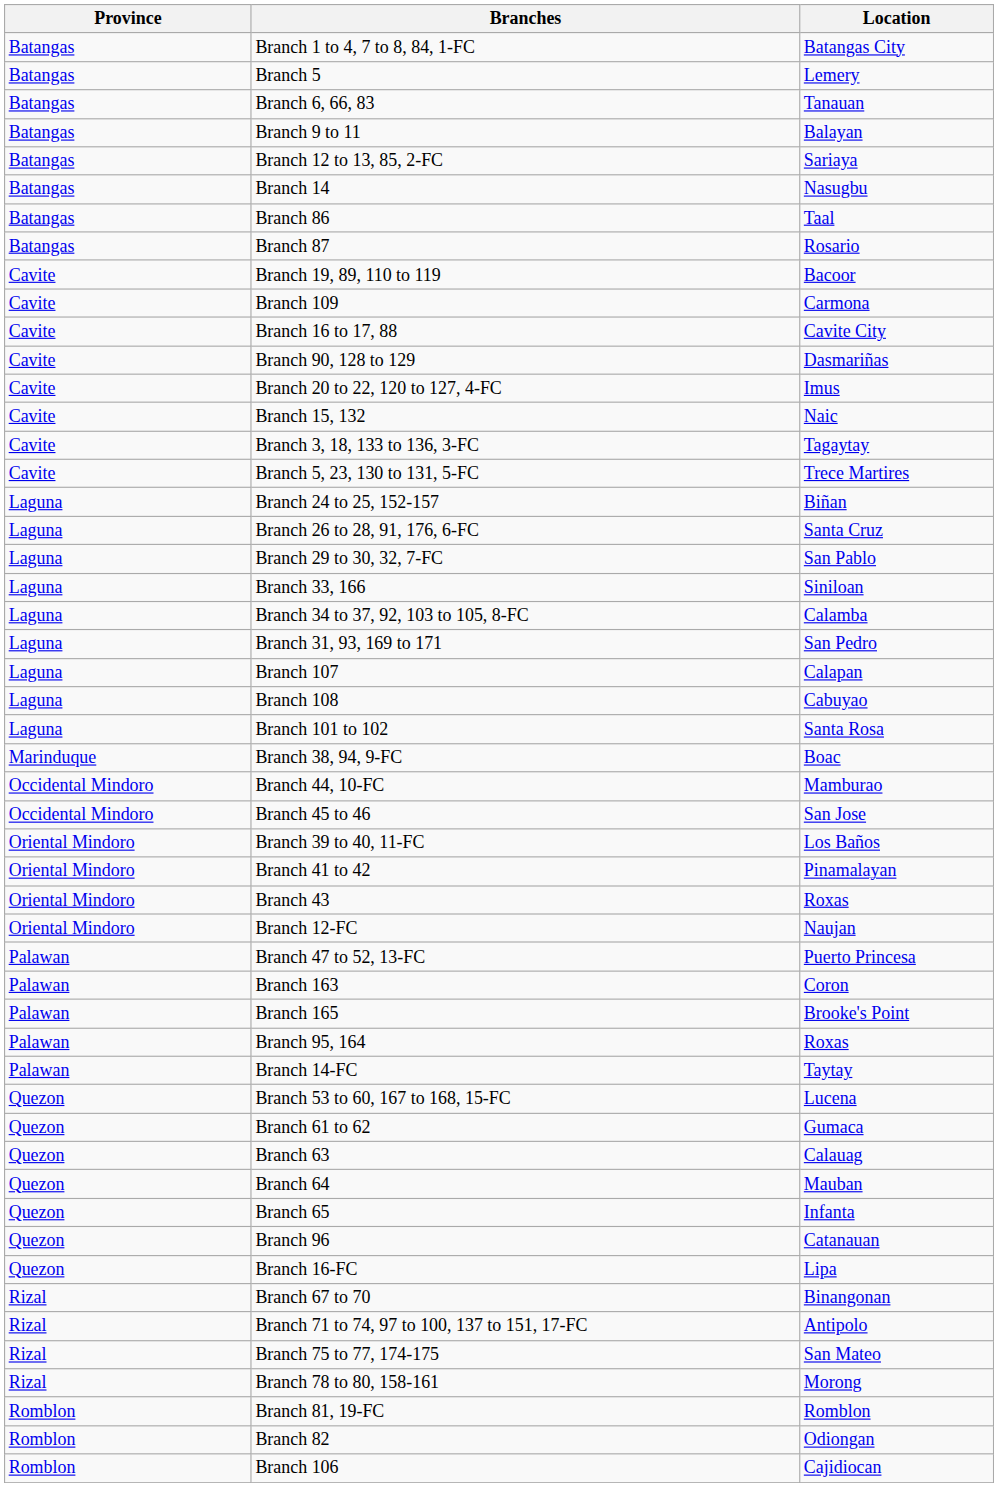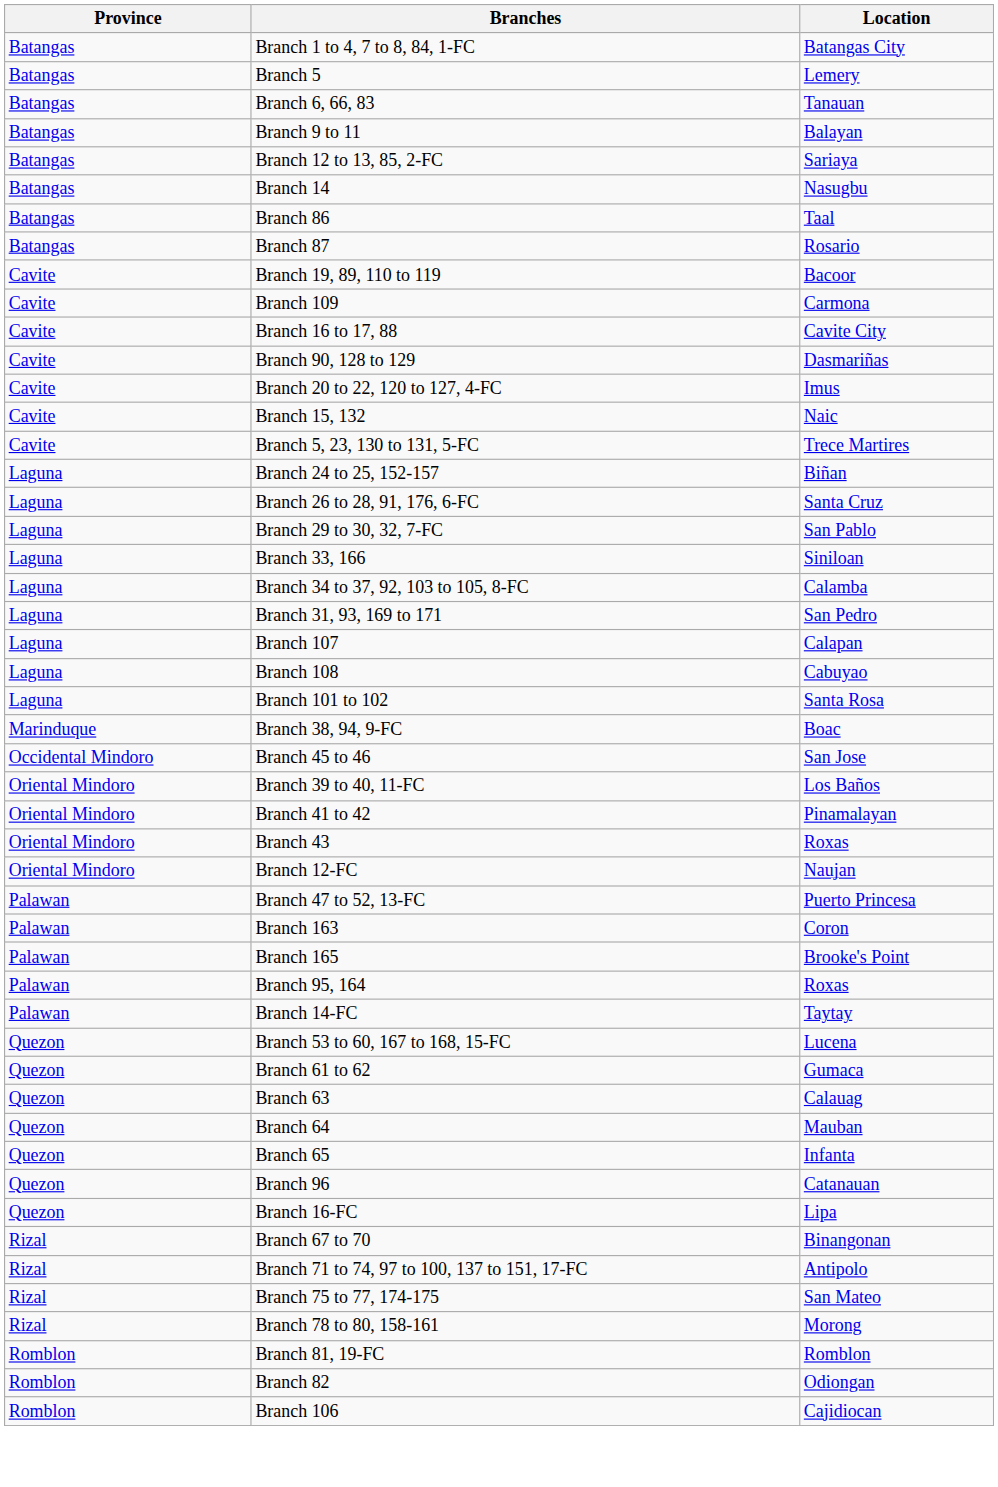- row: (367, 445)
- row: (320, 786)
